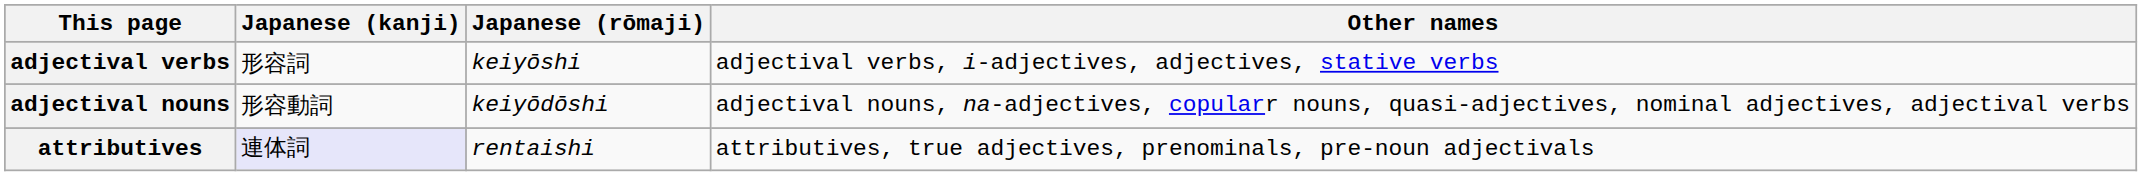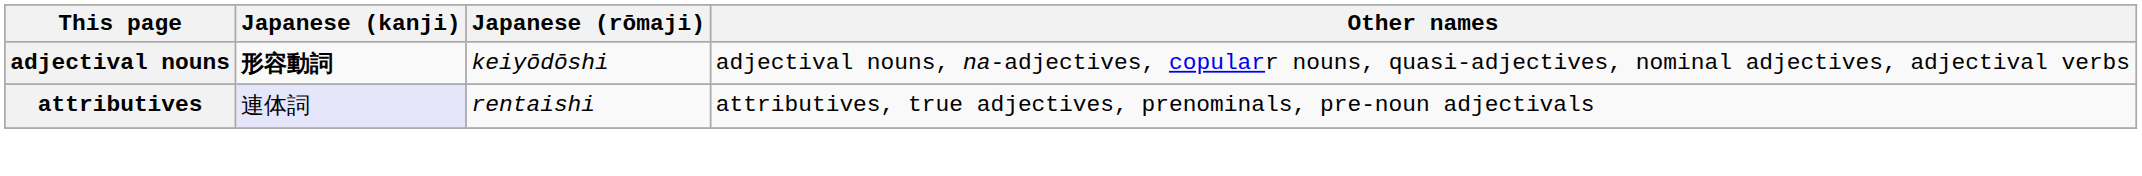- row: (120, 63)
(287, 107) normal -> (287, 64) bold
